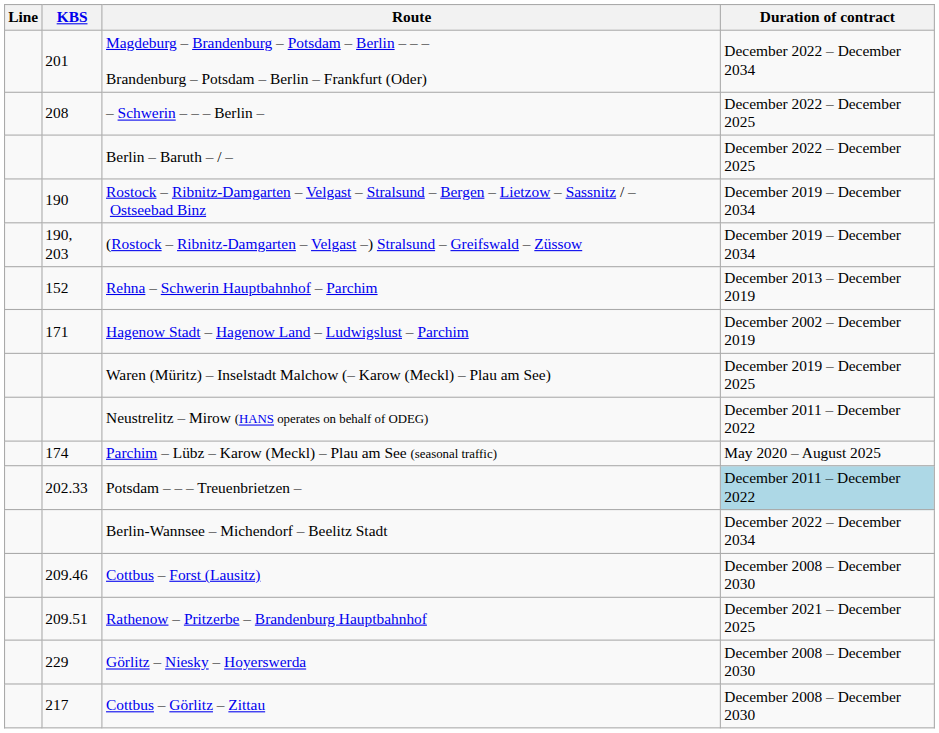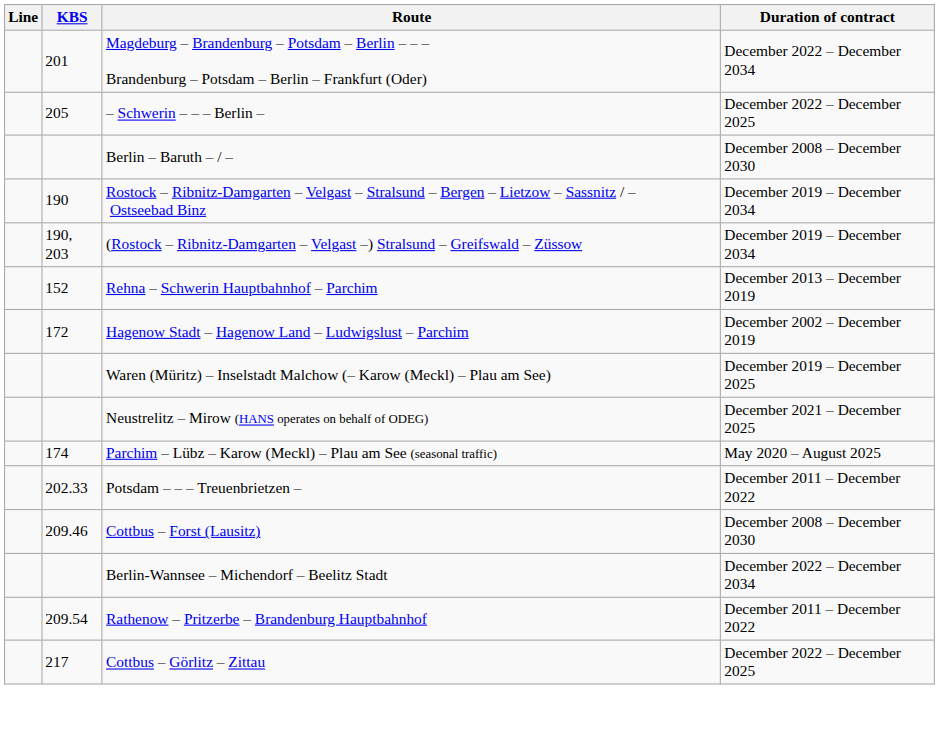(57, 113) 208 -> (57, 113) 205
(813, 157) December 2022 – December 2025 -> (813, 157) December 2008 – December 2030
(57, 331) 171 -> (57, 331) 172
(812, 419) December 2011 – December 2022 -> (813, 419) December 2021 – December 2025
(812, 488) lightblue background -> (812, 488) no background
rows swapped: (247, 531) <-> (183, 575)
(67, 618) 209.51 -> (67, 618) 209.54
(813, 618) December 2021 – December 2025 -> (812, 618) December 2011 – December 2022
- row: (206, 662)
(813, 706) December 2008 – December 2030 -> (813, 662) December 2022 – December 2025
